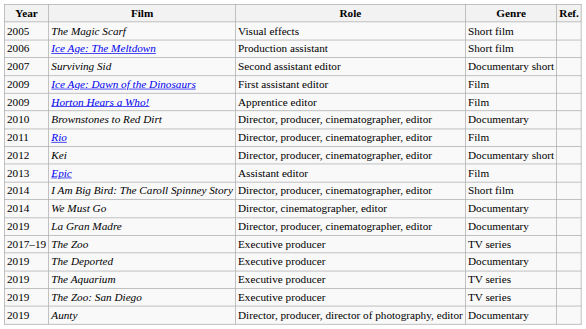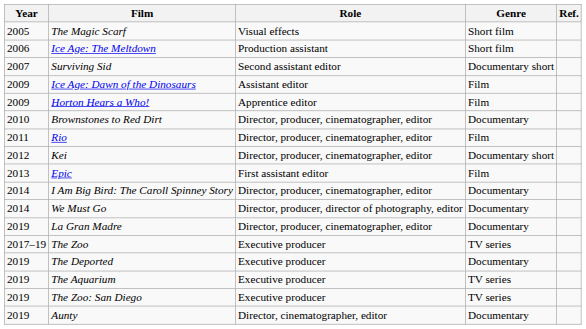(283, 84) First assistant editor -> (273, 84) Assistant editor
(273, 173) Assistant editor -> (283, 173) First assistant editor
(491, 191) Short film -> (498, 191) Documentary
(313, 208) Director, cinematographer, editor -> (350, 208) Director, producer, director of photography, editor
(350, 315) Director, producer, director of photography, editor -> (313, 315) Director, cinematographer, editor
